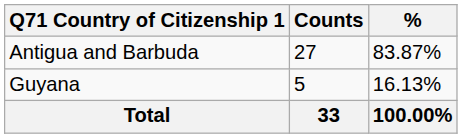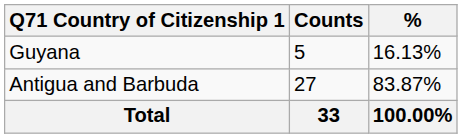rows swapped: (104, 52) <-> (45, 84)
